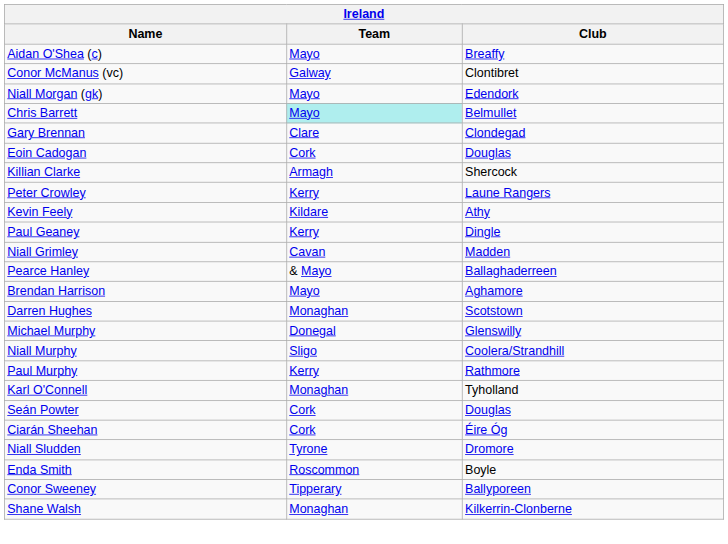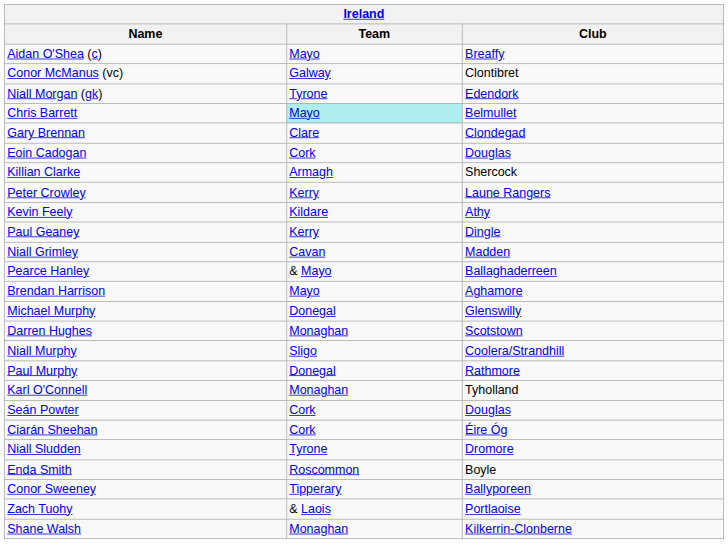(305, 93) Mayo -> (308, 93) Tyrone
rows swapped: (50, 311) <-> (51, 331)
(304, 370) Kerry -> (312, 370) Donegal
+ row: (40, 509)
